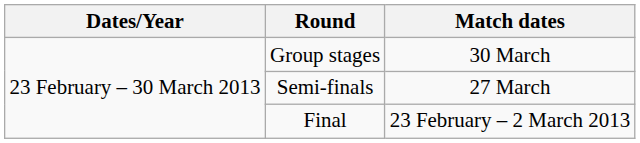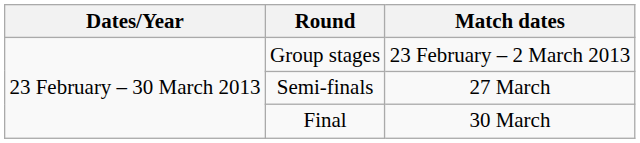(510, 54) 30 March -> (510, 54) 23 February – 2 March 2013
(510, 120) 23 February – 2 March 2013 -> (510, 120) 30 March
